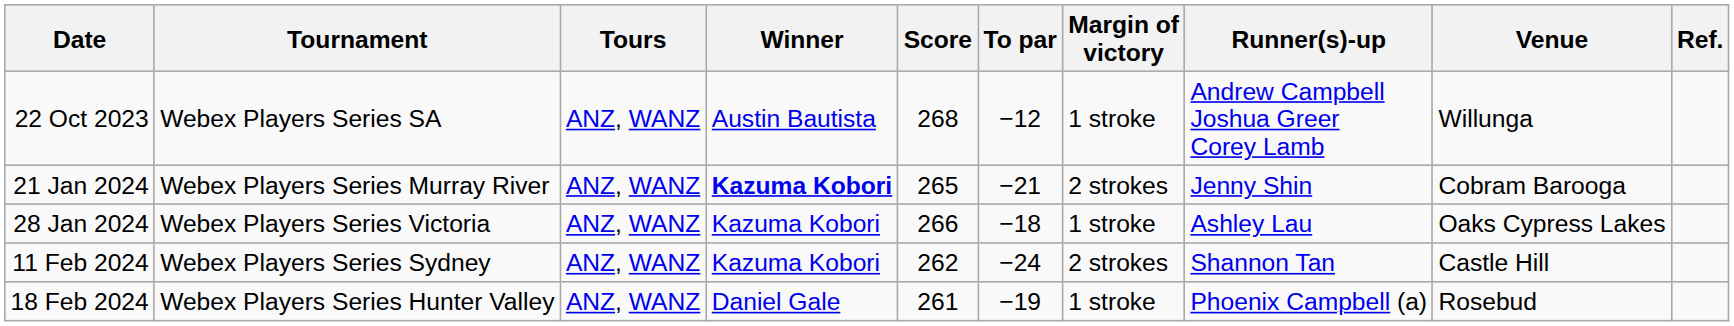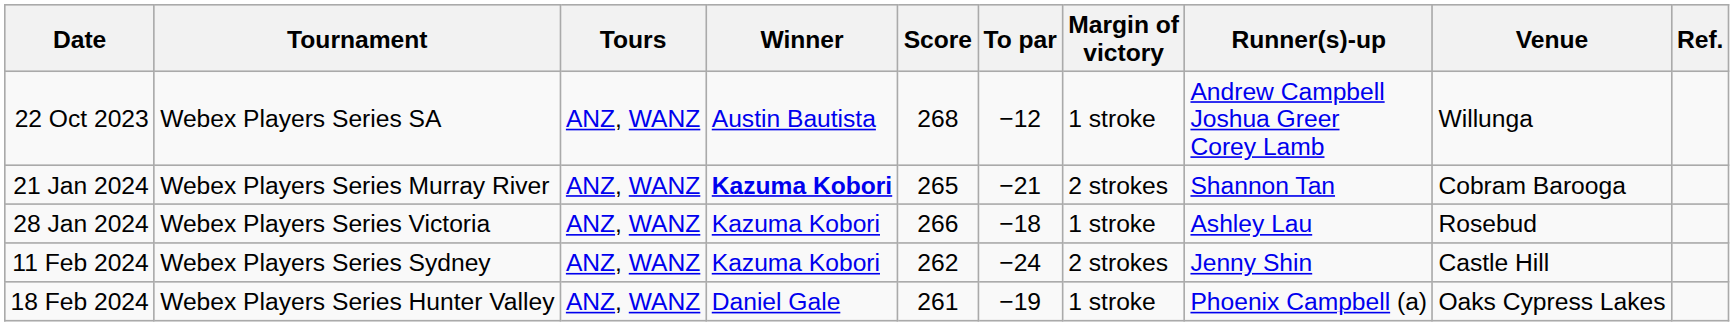(1251, 185) Jenny Shin -> (1263, 185) Shannon Tan
(1552, 224) Oaks Cypress Lakes -> (1488, 224) Rosebud
(1263, 263) Shannon Tan -> (1251, 263) Jenny Shin
(1488, 302) Rosebud -> (1552, 302) Oaks Cypress Lakes
